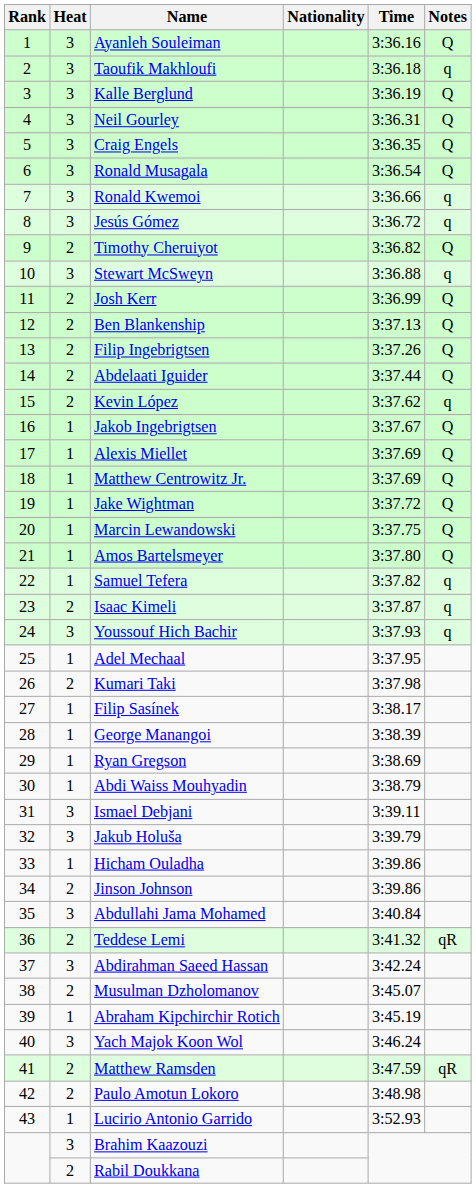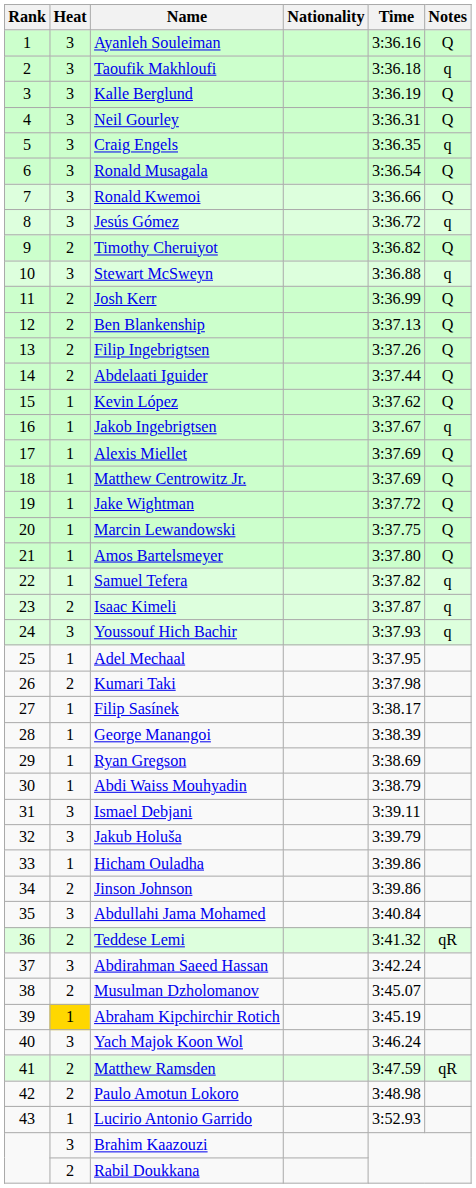(448, 145) Q -> (448, 145) q
(448, 196) q -> (448, 196) Q
(70, 401) 2 -> (70, 401) 1
(448, 401) q -> (448, 401) Q
(448, 427) Q -> (448, 427) q
(70, 1016) no background -> (70, 1016) gold background
